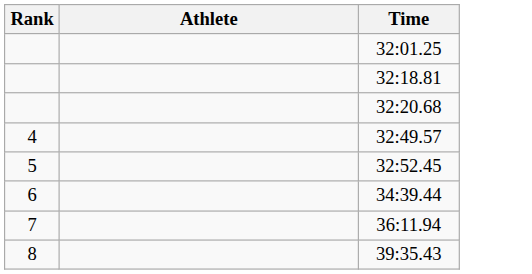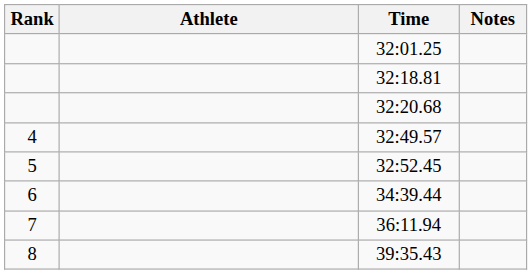+ column: (493, 19)
